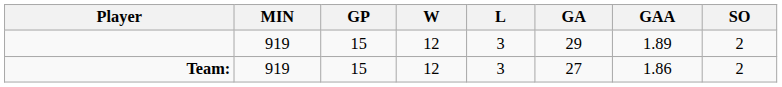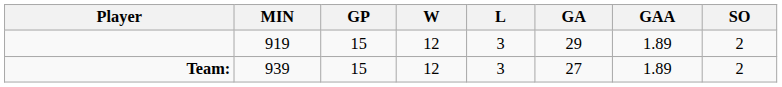(277, 69) 919 -> (277, 69) 939
(657, 69) 1.86 -> (657, 69) 1.89
